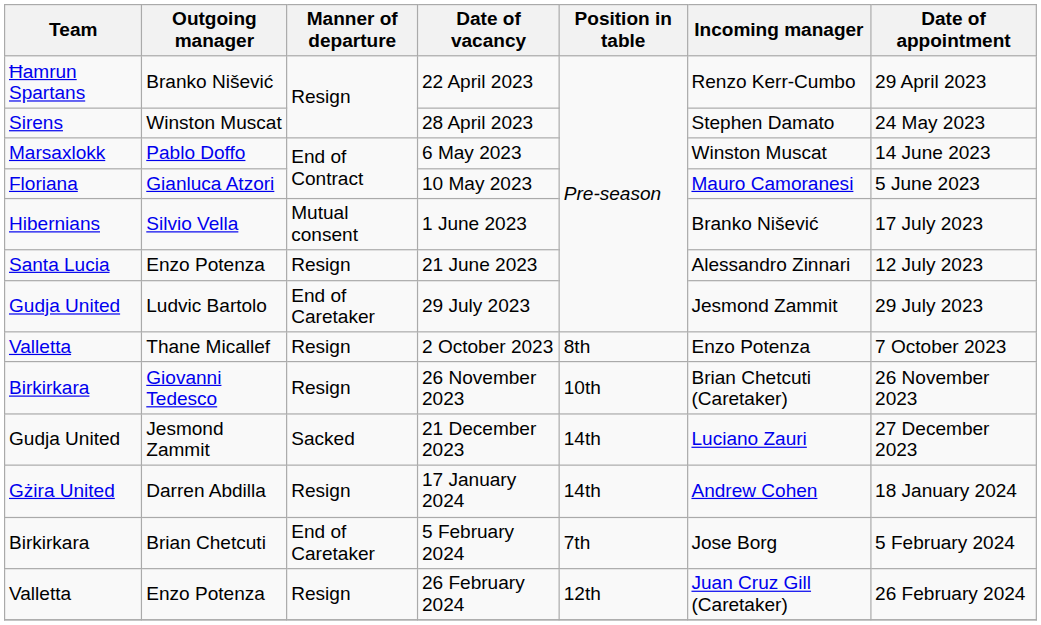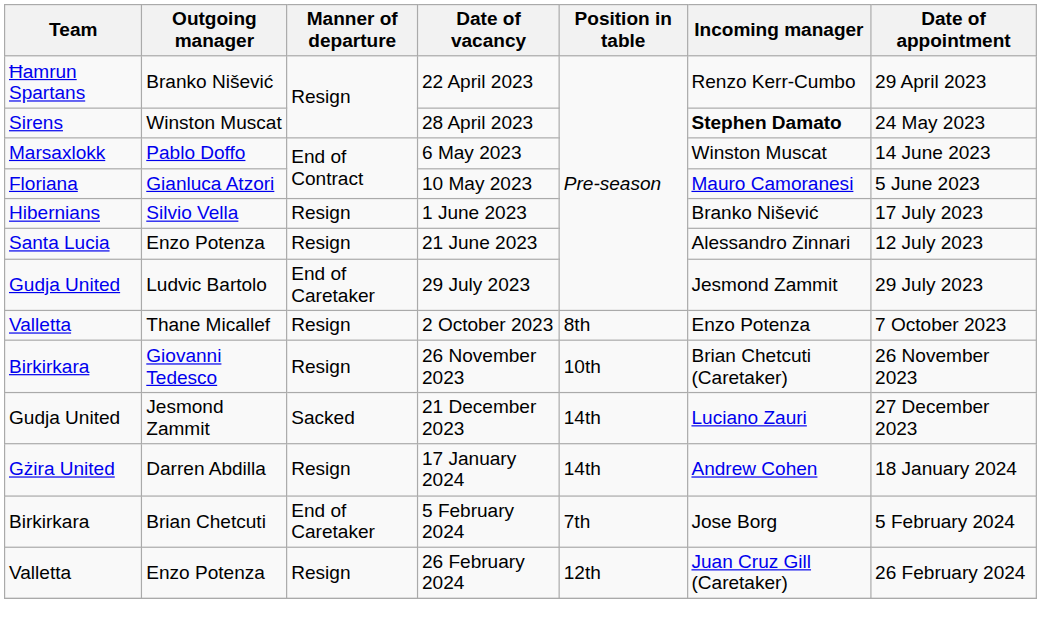(763, 122) normal -> (767, 122) bold
(325, 224) Mutual consent -> (321, 213) Resign
